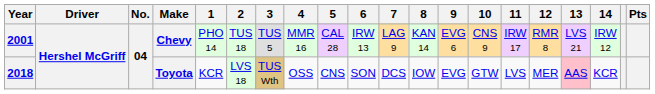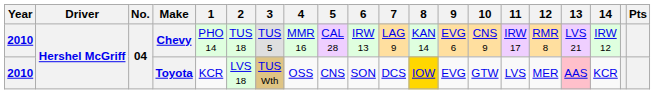(20, 40) 2001 -> (20, 40) 2010
(20, 73) 2018 -> (20, 73) 2010
(424, 73) no background -> (424, 73) gold background
